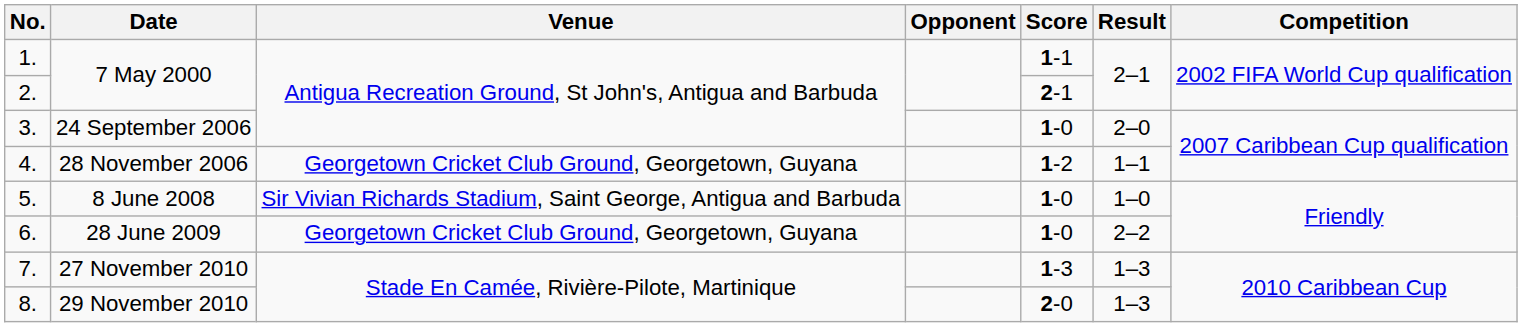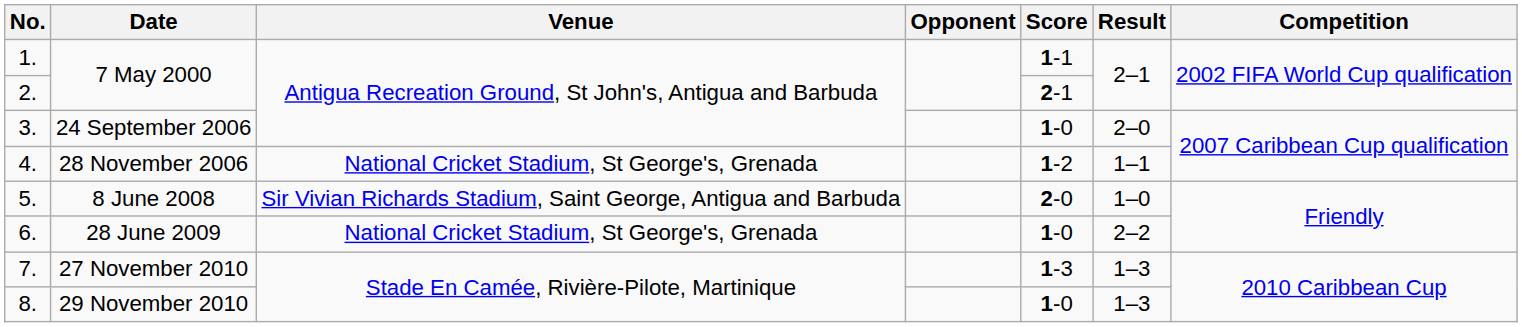(581, 163) Georgetown Cricket Club Ground, Georgetown, Guyana -> (581, 163) National Cricket Stadium, St George's, Grenada
(1057, 198) 1-0 -> (1057, 198) 2-0
(581, 233) Georgetown Cricket Club Ground, Georgetown, Guyana -> (581, 233) National Cricket Stadium, St George's, Grenada
(1057, 304) 2-0 -> (1057, 304) 1-0
